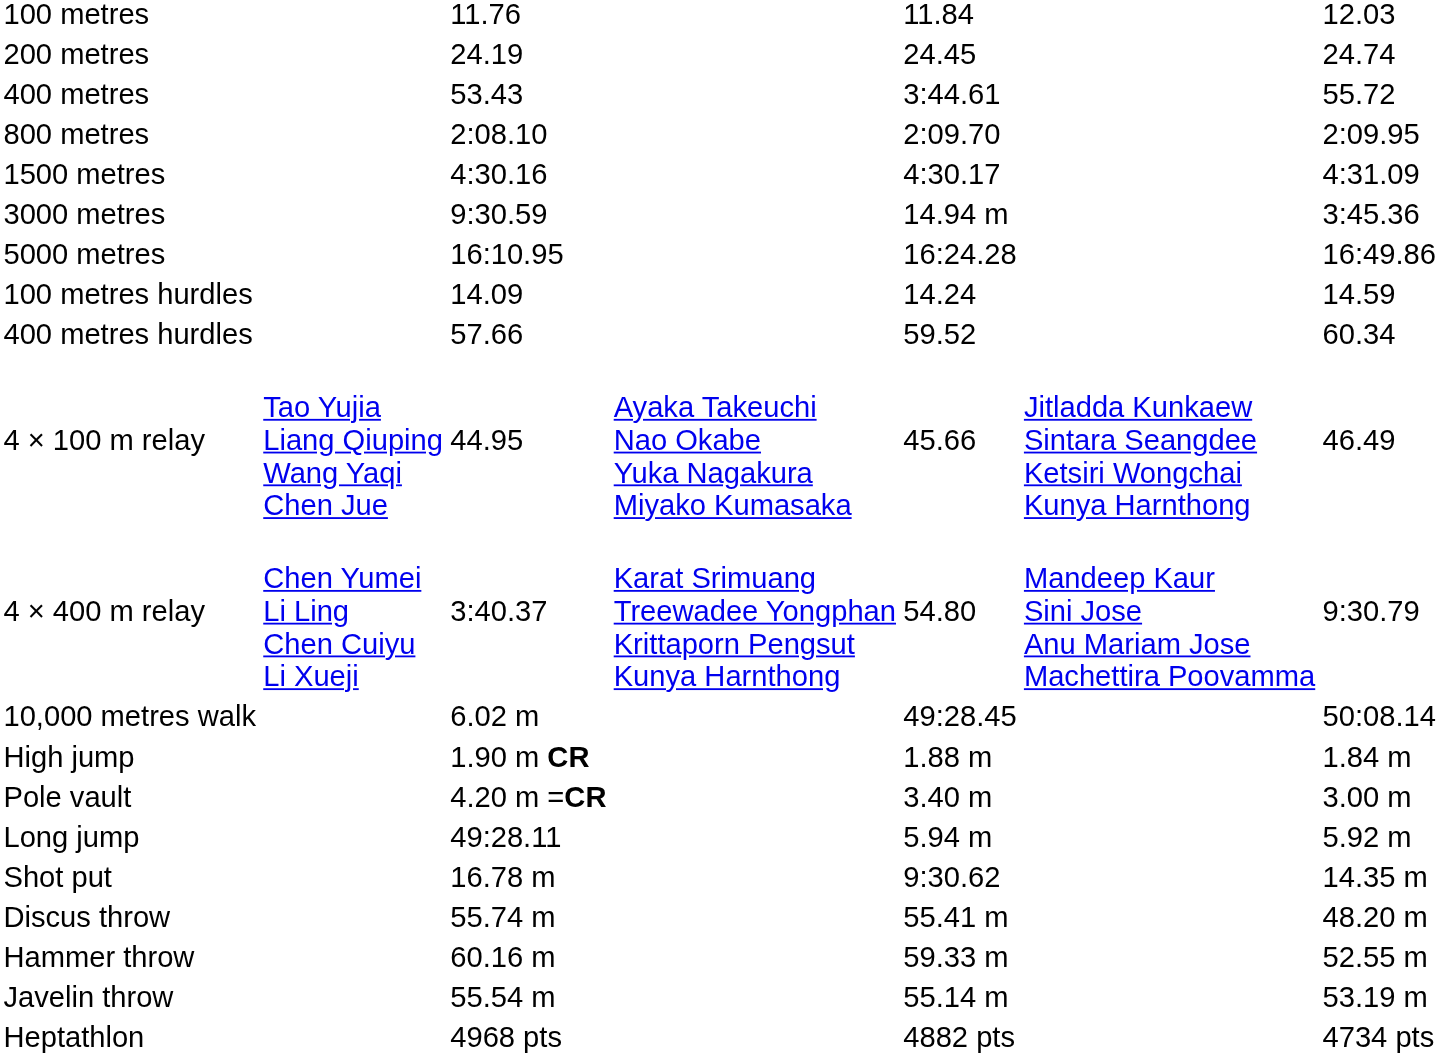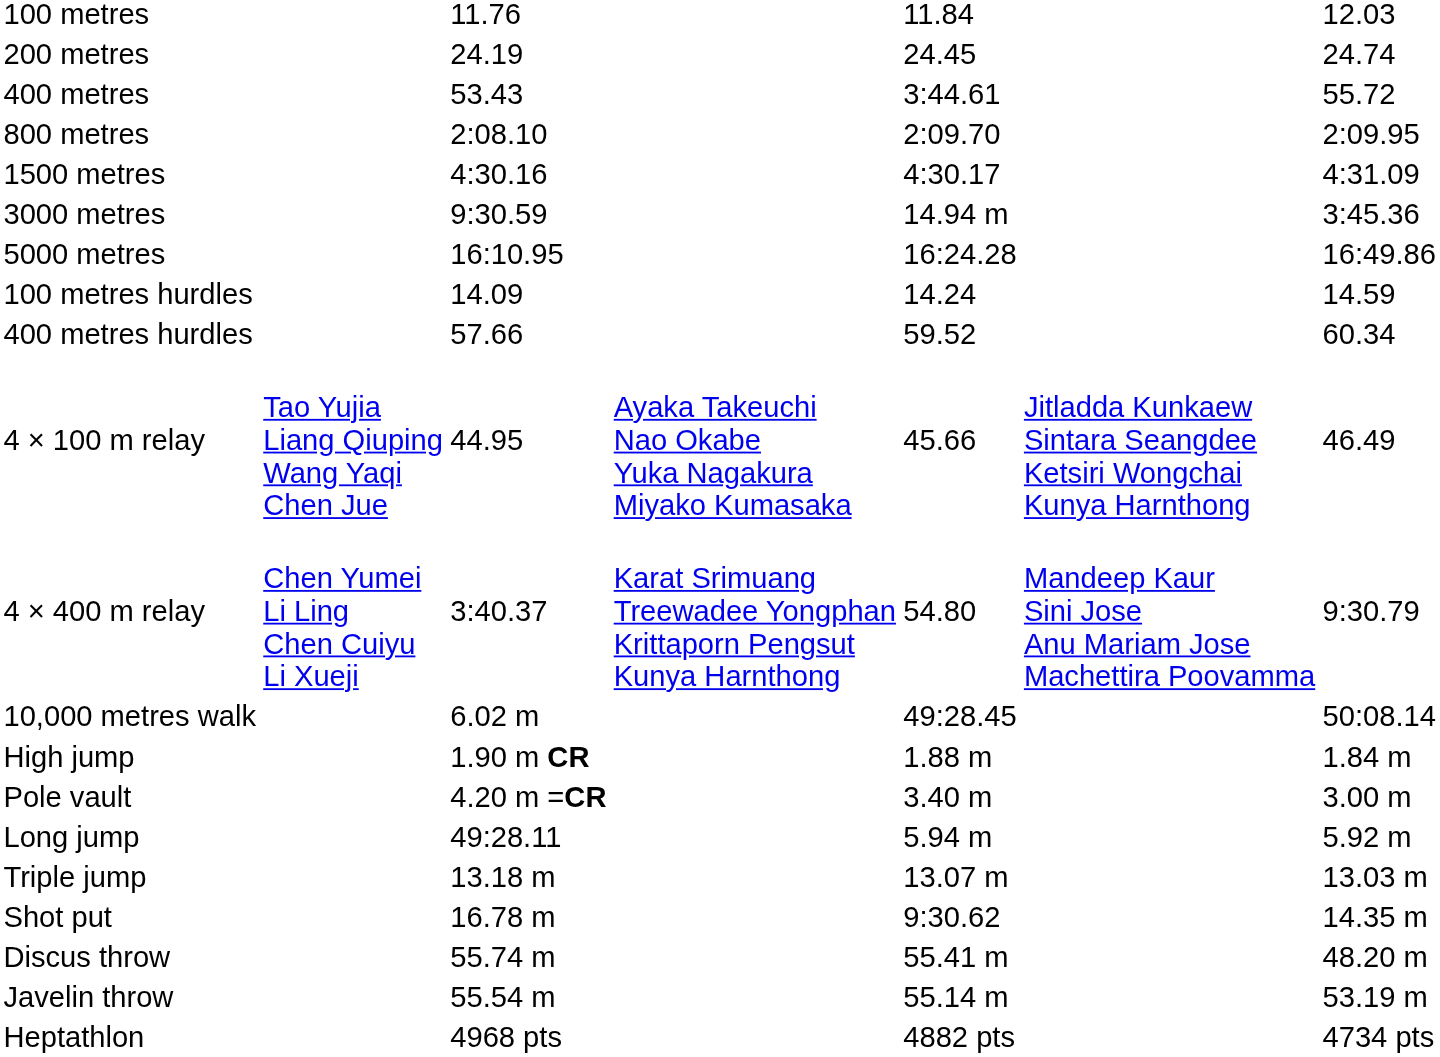+ row: (75, 877)
- row: (99, 957)
